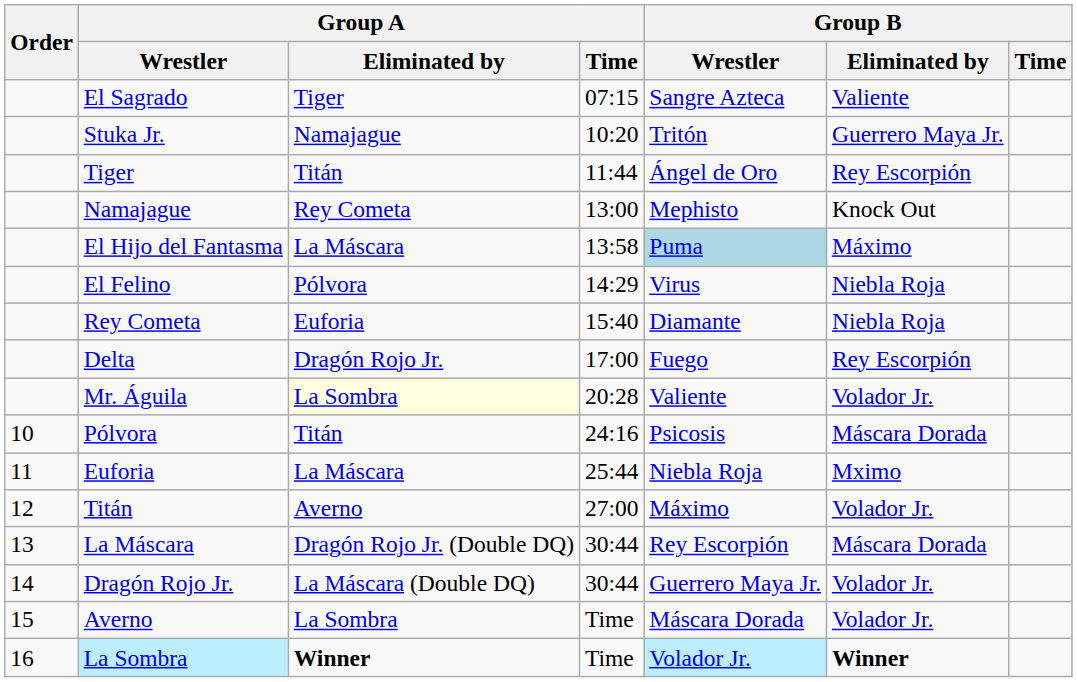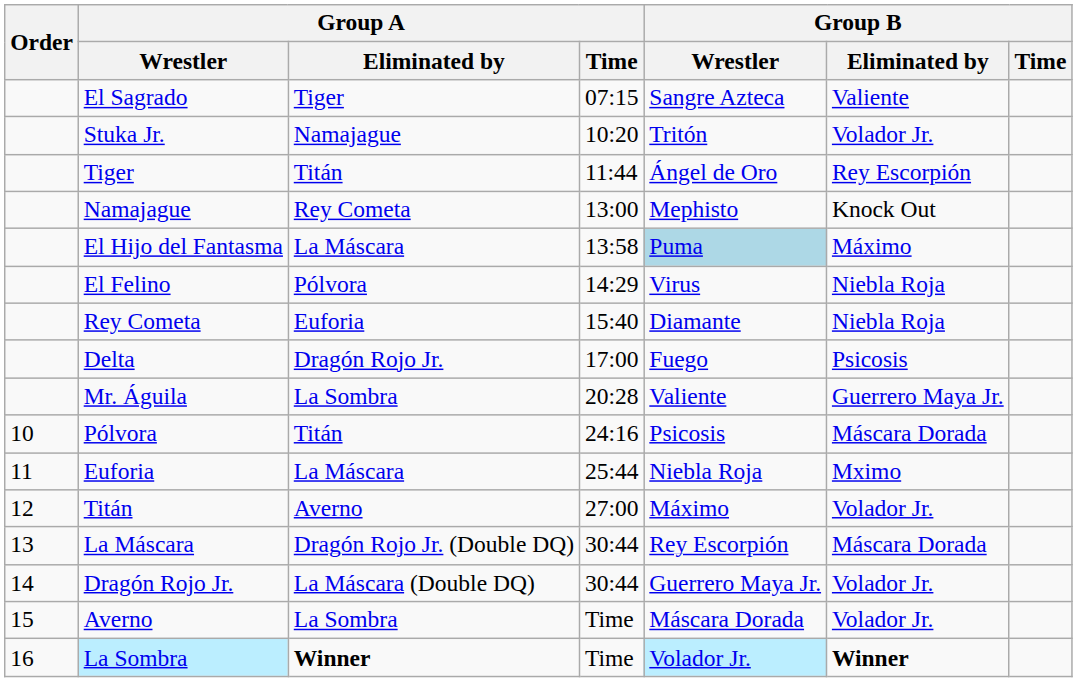(918, 135) Guerrero Maya Jr. -> (883, 135) Volador Jr.
(901, 358) Rey Escorpión -> (870, 358) Psicosis
(346, 396) lightyellow background -> (346, 396) no background
(883, 396) Volador Jr. -> (918, 396) Guerrero Maya Jr.
